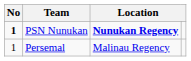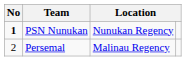(136, 30) bold -> (133, 30) normal
(13, 47) 1 -> (13, 47) 2
